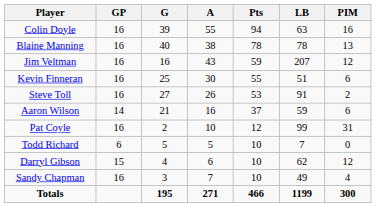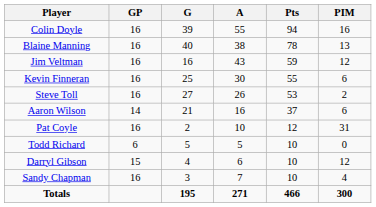- column: (302, 12)
